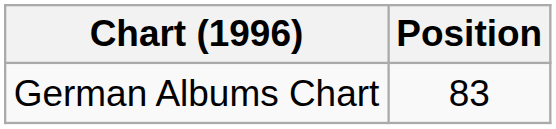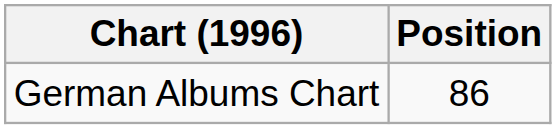(469, 92) 83 -> (469, 92) 86
